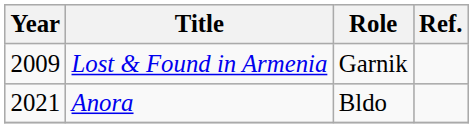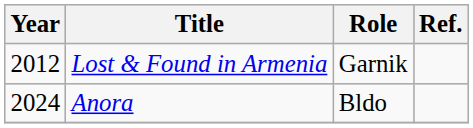(35, 63) 2009 -> (35, 63) 2012
(35, 102) 2021 -> (35, 102) 2024
